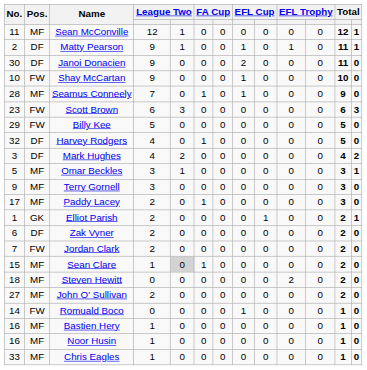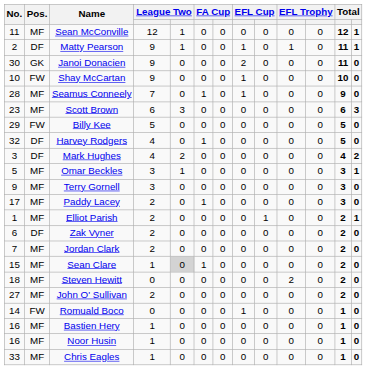(37, 63) DF -> (37, 63) GK
(37, 109) FW -> (37, 109) MF
(37, 217) GK -> (37, 217) MF
(37, 248) FW -> (37, 248) MF
